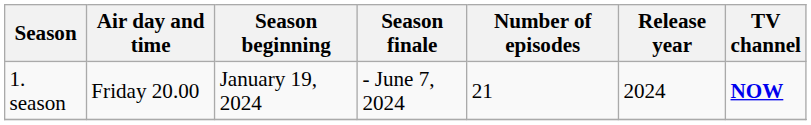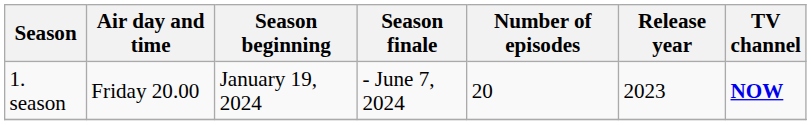(482, 90) 21 -> (482, 90) 20
(645, 90) 2024 -> (645, 90) 2023
